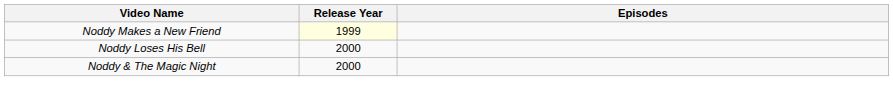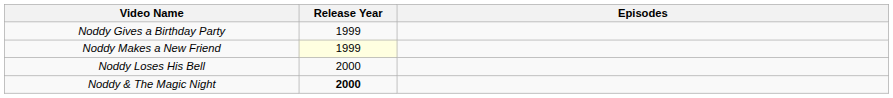+ row: (152, 31)
(348, 66) normal -> (348, 84) bold
